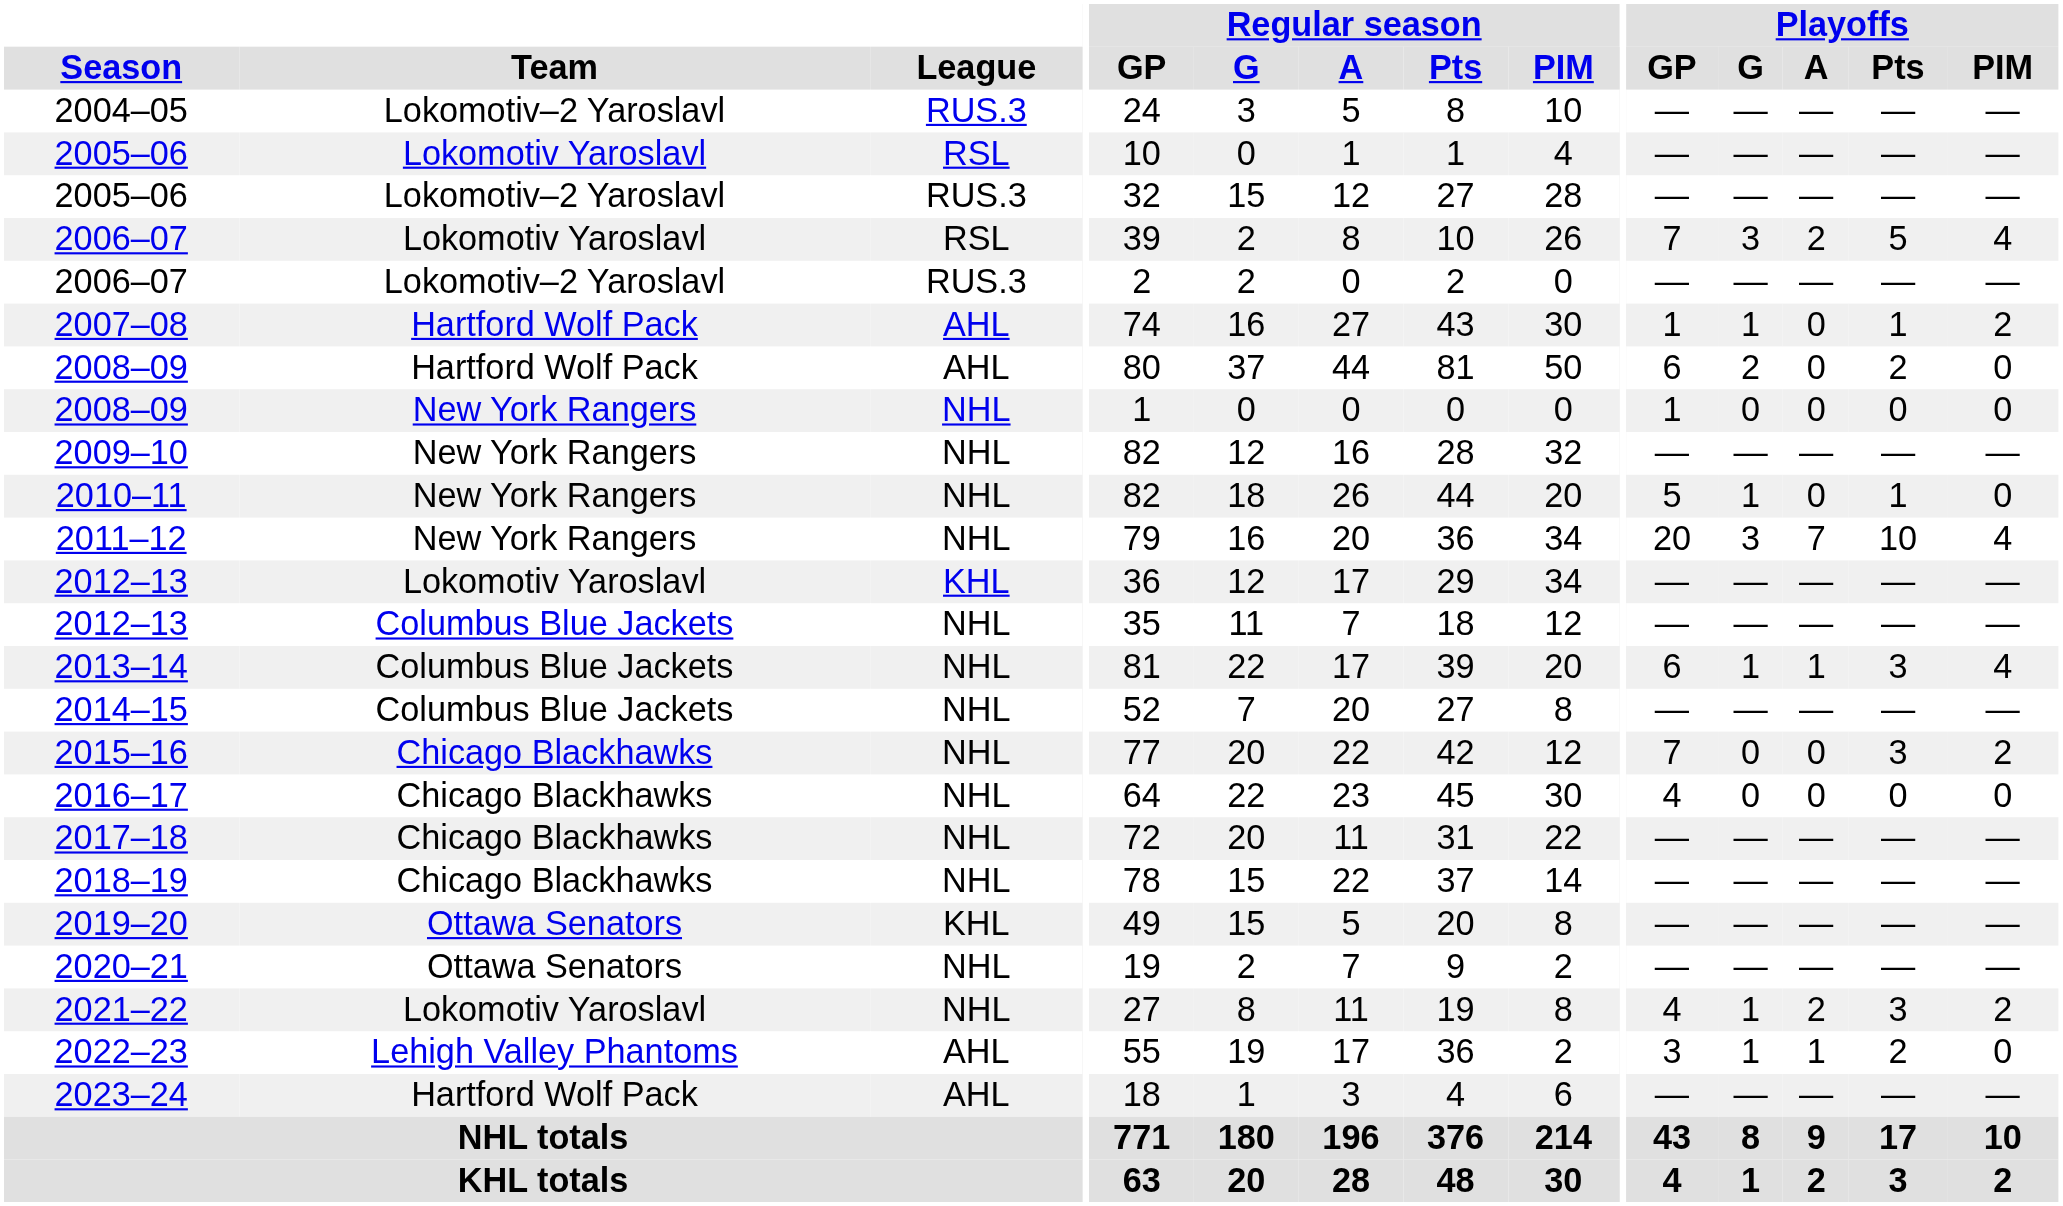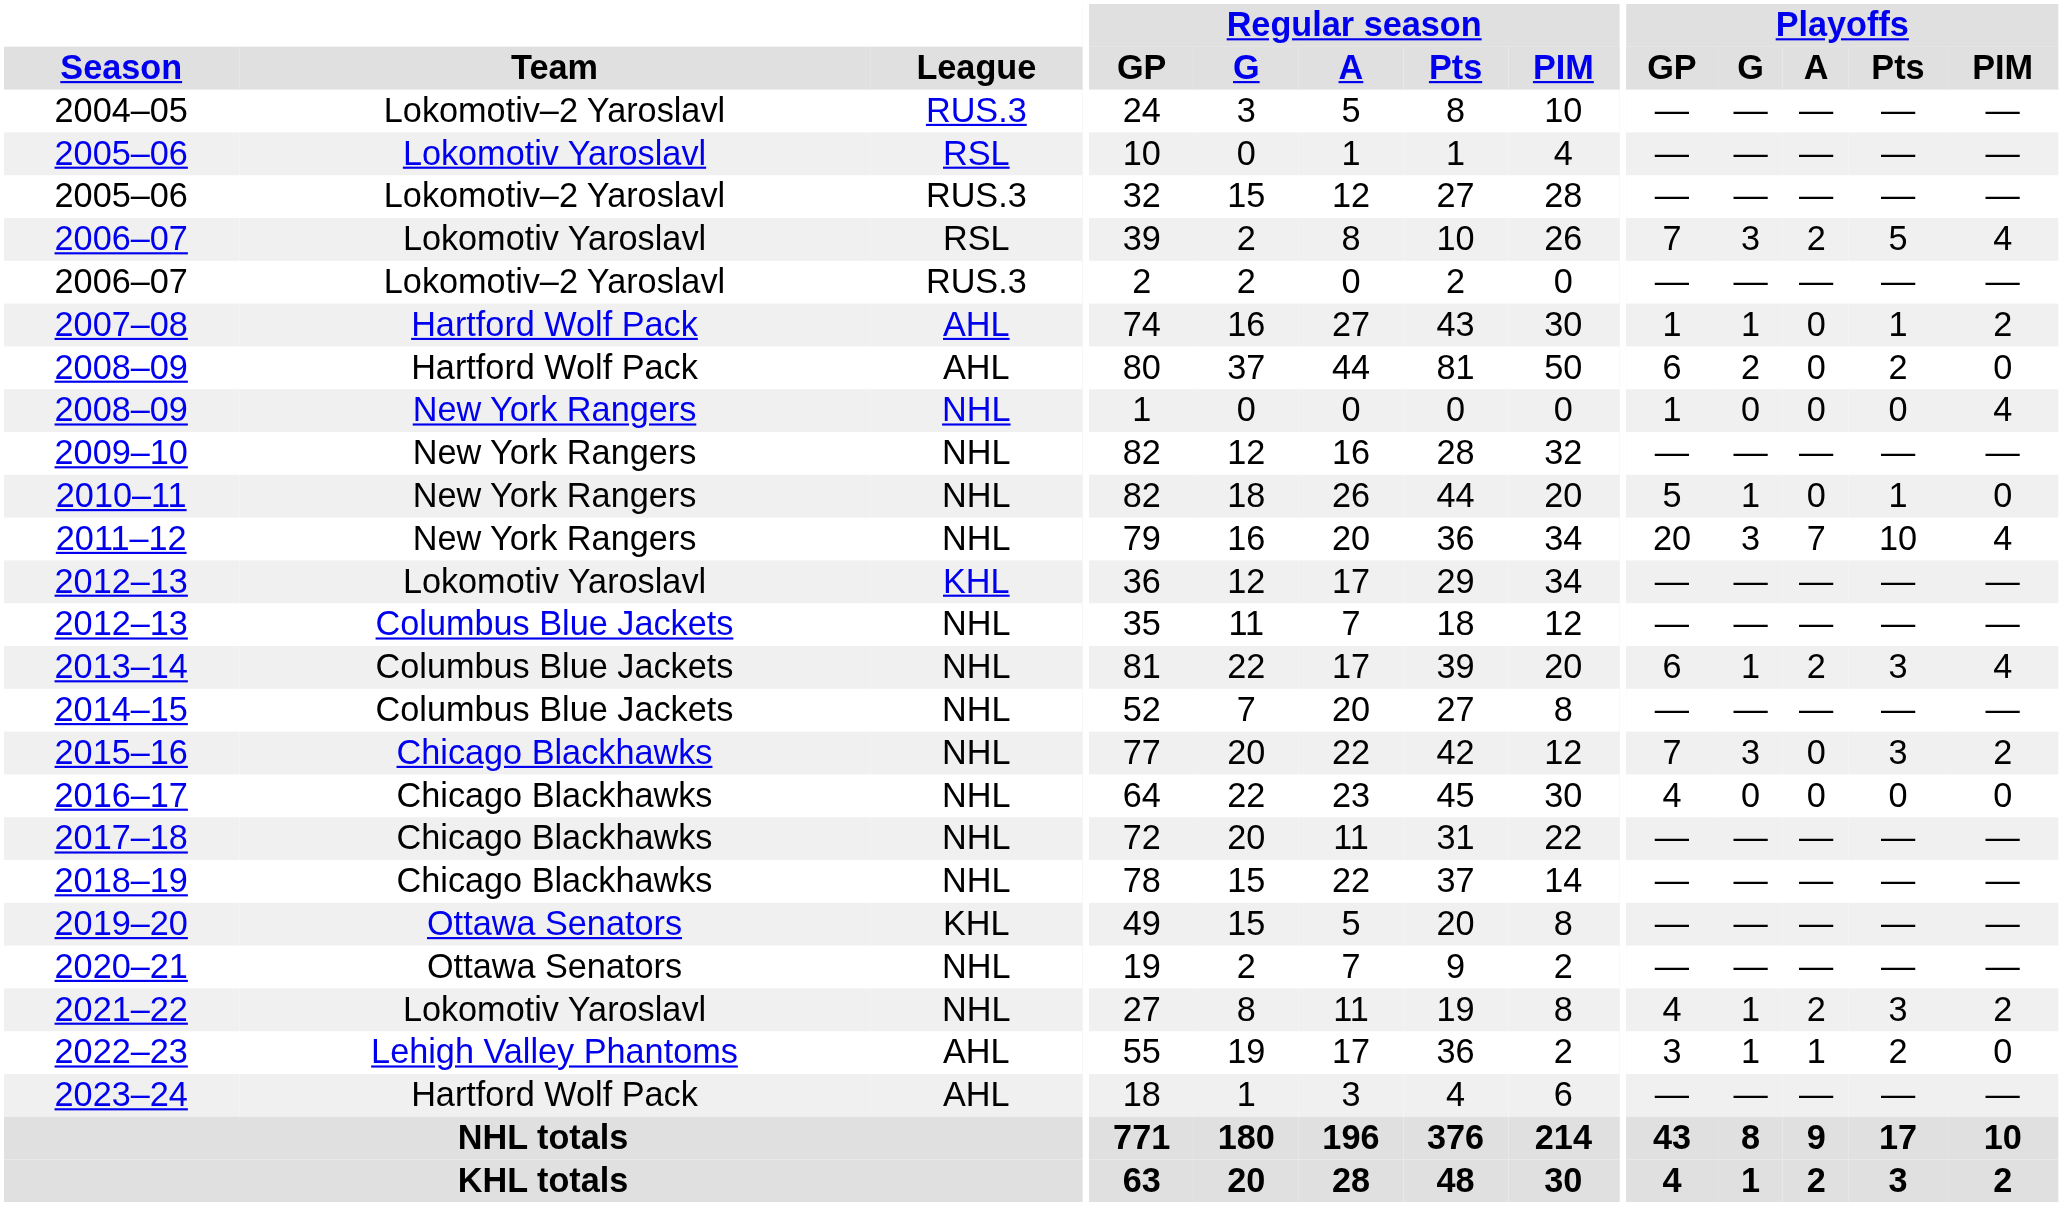(2003, 410) 0 -> (2003, 410) 4
(1816, 666) 1 -> (1816, 666) 2
(1751, 752) 0 -> (1751, 752) 3
